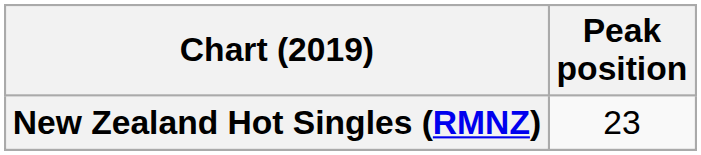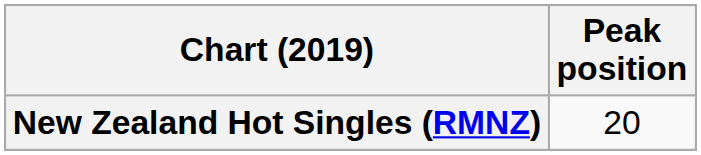(622, 122) 23 -> (622, 122) 20
